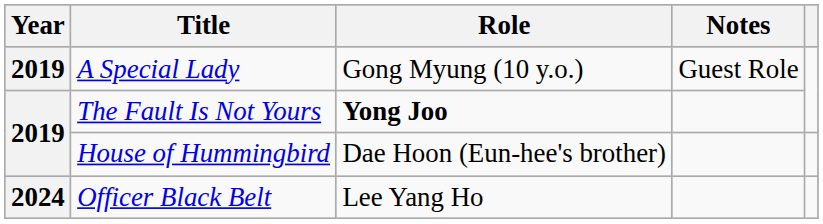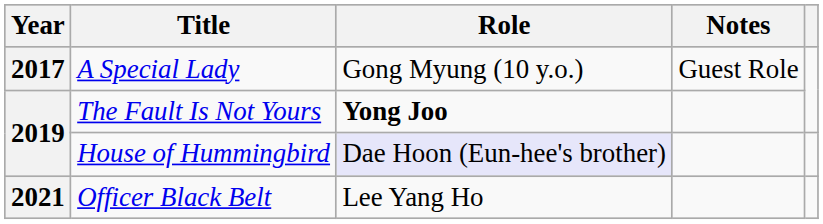(38, 68) 2019 -> (38, 68) 2017
(504, 153) no background -> (504, 153) lavender background
(38, 196) 2024 -> (38, 196) 2021
